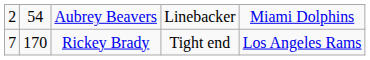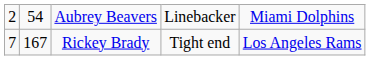(35, 42) 170 -> (35, 42) 167
